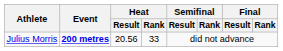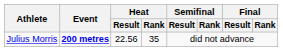(126, 40) 20.56 -> (126, 40) 22.56
(154, 40) 33 -> (154, 40) 35
